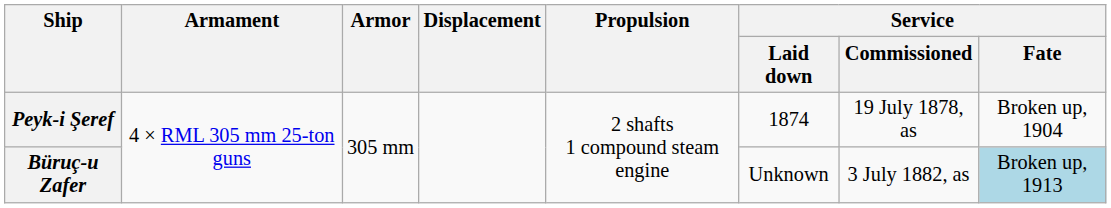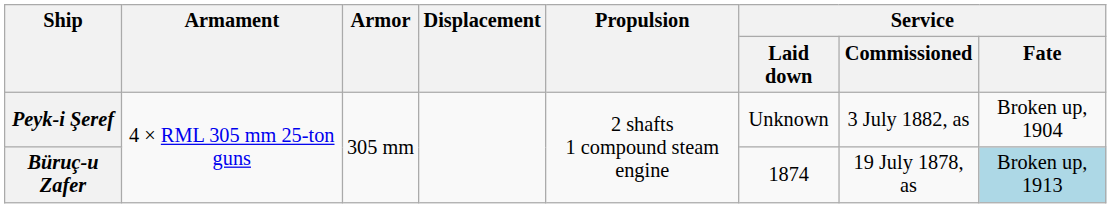(789, 119) 1874 -> (789, 119) Unknown
(909, 119) 19 July 1878, as -> (909, 119) 3 July 1882, as
(789, 174) Unknown -> (789, 174) 1874
(909, 174) 3 July 1882, as -> (909, 174) 19 July 1878, as
